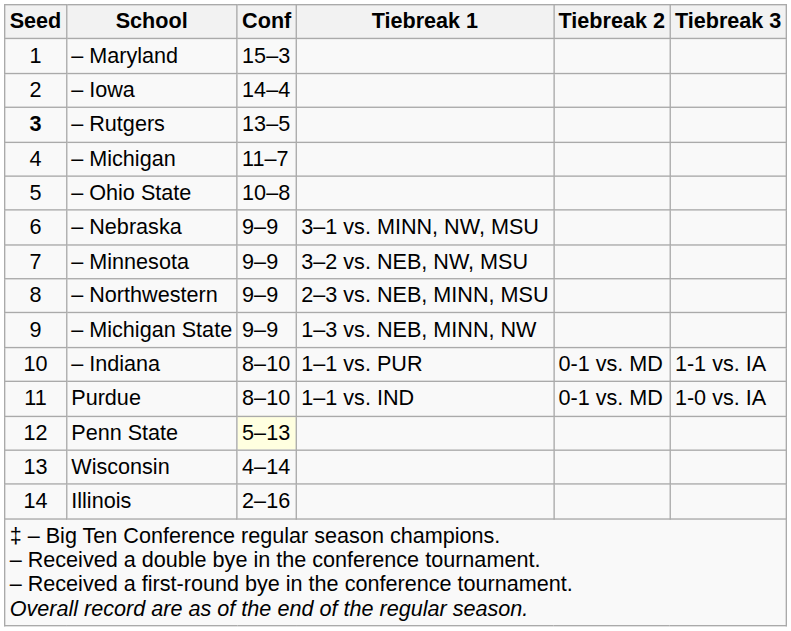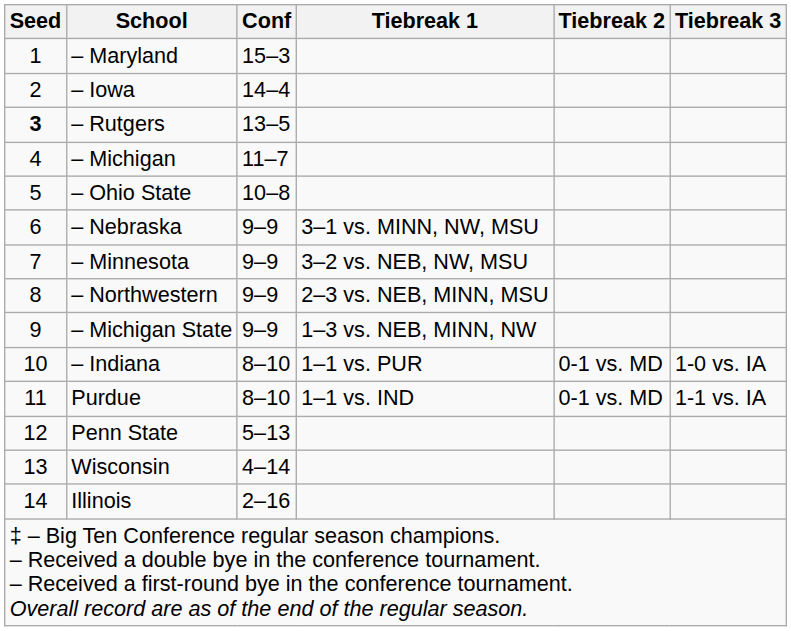(721, 364) 1-1 vs. IA -> (721, 364) 1-0 vs. IA
(721, 398) 1-0 vs. IA -> (721, 398) 1-1 vs. IA
(266, 432) lightyellow background -> (266, 432) no background
